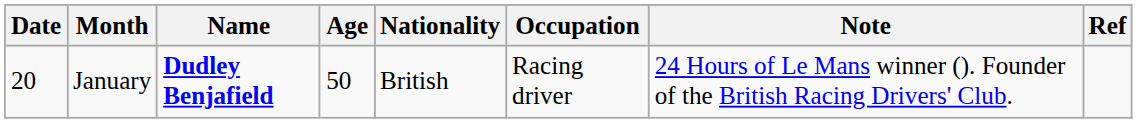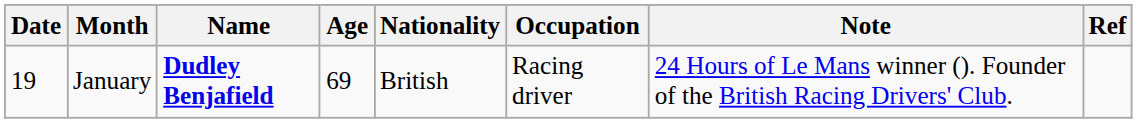(23, 81) 20 -> (23, 81) 19
(339, 81) 50 -> (339, 81) 69
